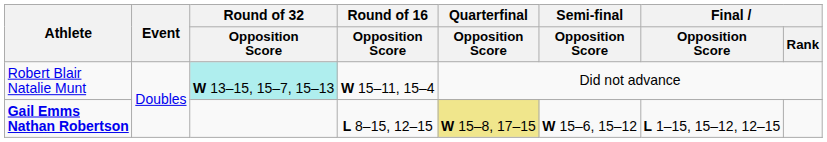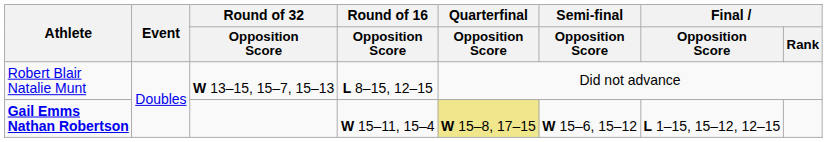(264, 89) paleturquoise background -> (264, 89) no background
(388, 89) W 15–11, 15–4 -> (388, 89) L 8–15, 12–15
(388, 126) L 8–15, 12–15 -> (388, 126) W 15–11, 15–4
